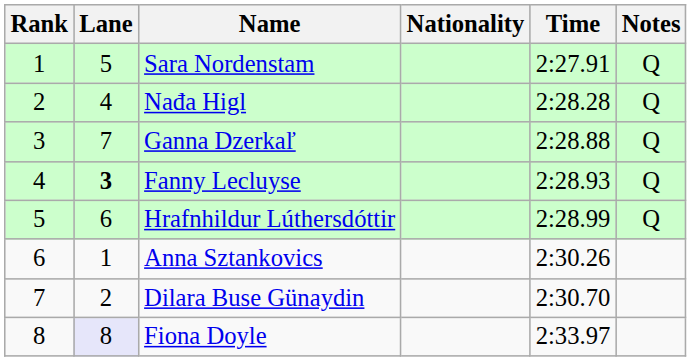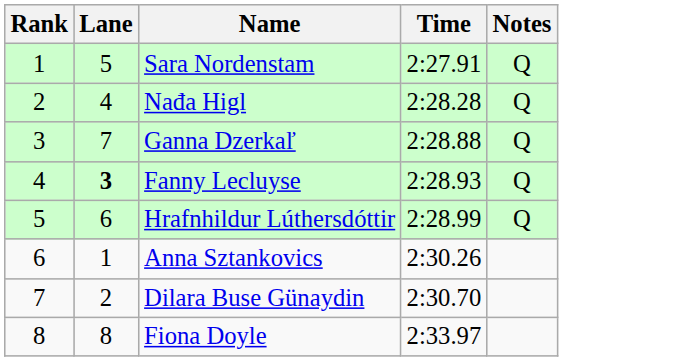- column: (465, 24)
(106, 336) lavender background -> (106, 336) no background
